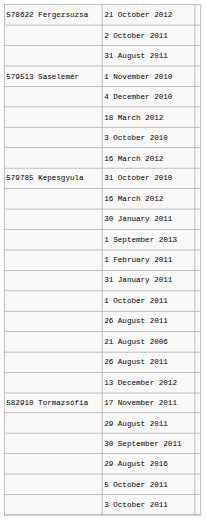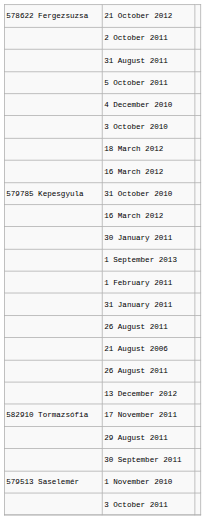rows swapped: (43, 76) <-> (53, 484)
rows swapped: (53, 138) <-> (53, 117)
- row: (53, 301)
- row: (53, 464)
